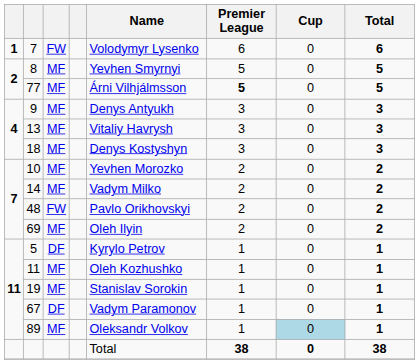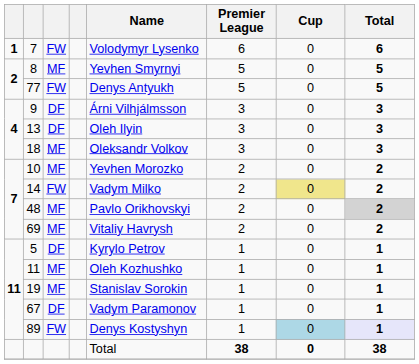(56, 88) MF -> (56, 88) FW
(138, 88) Árni Vilhjálmsson -> (132, 88) Denys Antyukh
(242, 88) bold -> (242, 88) normal
(56, 108) MF -> (56, 108) DF
(132, 108) Denys Antyukh -> (138, 108) Árni Vilhjálmsson
(56, 128) MF -> (56, 128) DF
(131, 128) Vitaliy Havrysh -> (116, 128) Oleh Ilyin
(138, 149) Denys Kostyshyn -> (139, 149) Oleksandr Volkov
(56, 189) MF -> (56, 189) FW
(311, 189) no background -> (311, 189) khaki background
(56, 209) FW -> (56, 209) MF
(380, 209) no background -> (380, 209) lightgrey background
(116, 229) Oleh Ilyin -> (131, 229) Vitaliy Havrysh
(56, 329) MF -> (56, 329) FW
(139, 329) Oleksandr Volkov -> (138, 329) Denys Kostyshyn
(380, 329) no background -> (380, 329) lavender background
